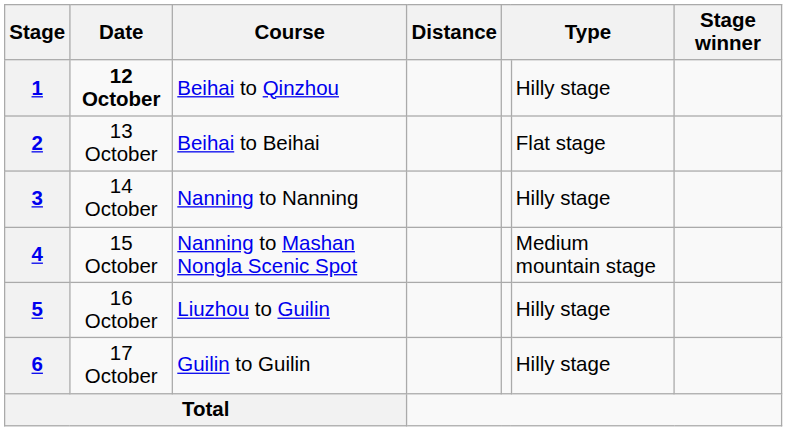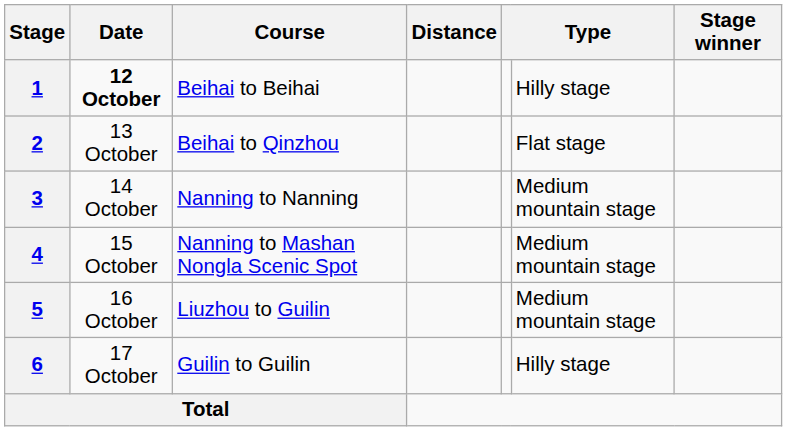(258, 87) Beihai to Qinzhou -> (248, 87) Beihai to Beihai
(248, 143) Beihai to Beihai -> (258, 143) Beihai to Qinzhou
(563, 198) Hilly stage -> (586, 198) Medium mountain stage
(563, 309) Hilly stage -> (586, 309) Medium mountain stage
